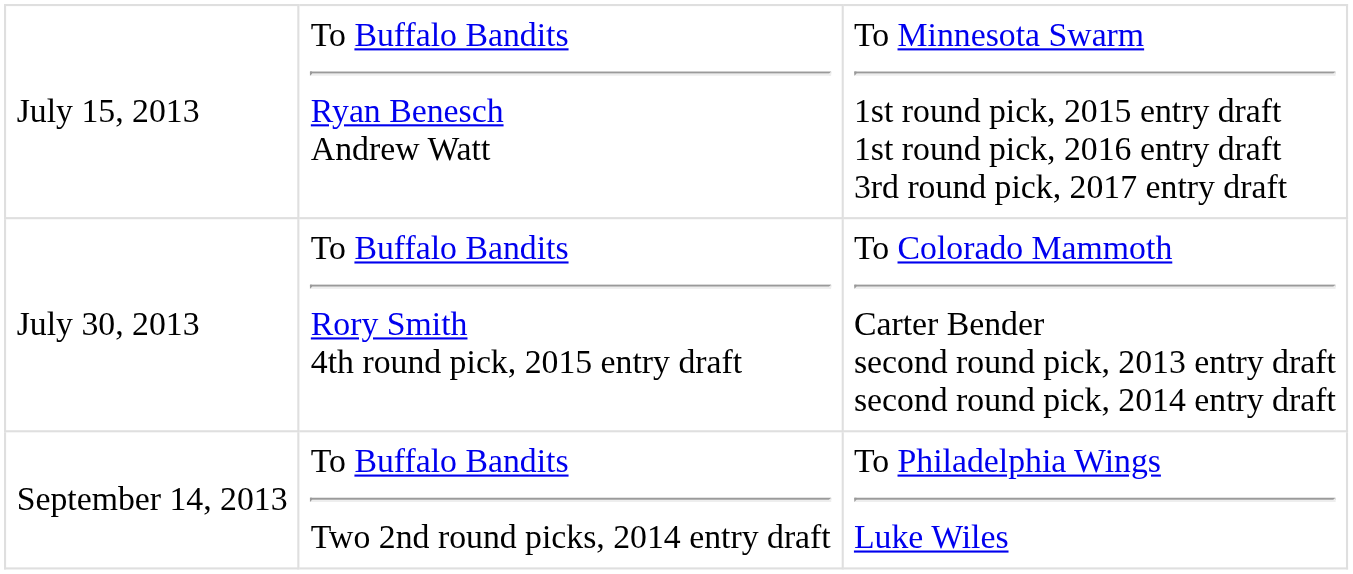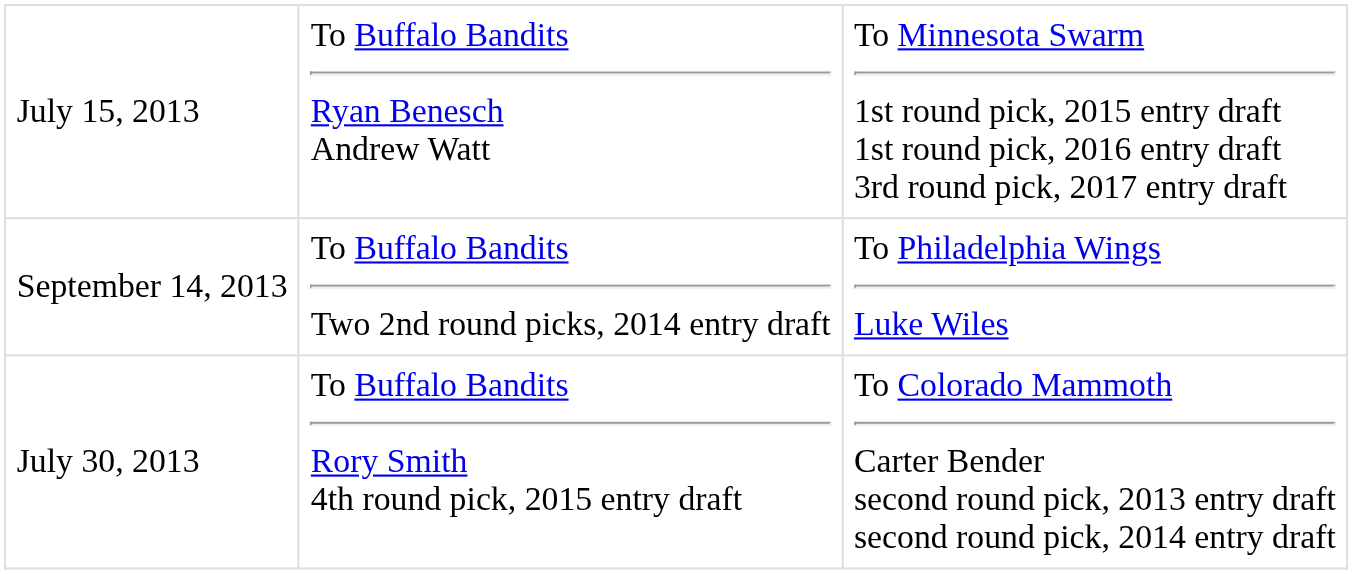rows swapped: (108, 324) <-> (152, 499)
